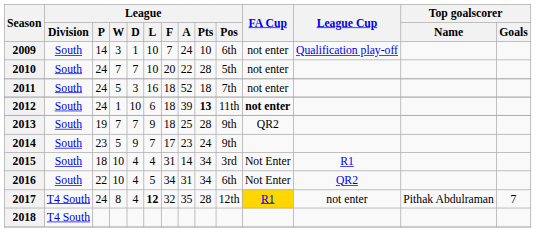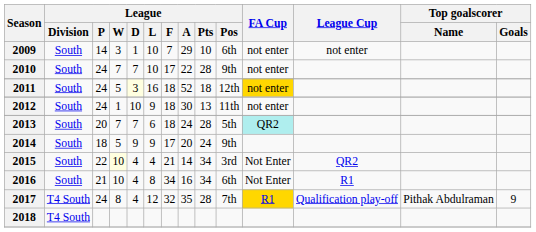(187, 50) 24 -> (187, 50) 29
(347, 50) Qualification play-off -> (347, 50) not enter
(169, 69) 20 -> (169, 69) 17
(229, 69) 5th -> (229, 69) 9th
(135, 87) no background -> (135, 87) lightyellow background
(229, 87) 7th -> (229, 87) 12th
(268, 87) no background -> (268, 87) gold background
(152, 106) 6 -> (152, 106) 9
(187, 106) 39 -> (187, 106) 30
(206, 106) bold -> (206, 106) normal
(268, 106) bold -> (268, 106) normal
(101, 124) 19 -> (101, 124) 20
(152, 124) 9 -> (152, 124) 6
(187, 124) 25 -> (187, 124) 24
(229, 124) 9th -> (229, 124) 5th
(268, 124) no background -> (268, 124) paleturquoise background
(101, 143) 23 -> (101, 143) 18
(152, 143) 7 -> (152, 143) 9
(187, 143) 23 -> (187, 143) 20
(101, 161) 18 -> (101, 161) 22
(118, 161) no background -> (118, 161) lightyellow background
(169, 161) 31 -> (169, 161) 21
(347, 161) R1 -> (347, 161) QR2
(101, 180) 22 -> (101, 180) 21
(152, 180) 5 -> (152, 180) 8
(187, 180) 31 -> (187, 180) 16
(347, 180) QR2 -> (347, 180) R1
(152, 198) bold -> (152, 198) normal
(229, 198) 12th -> (229, 198) 7th
(347, 198) not enter -> (347, 198) Qualification play-off
(514, 198) 7 -> (514, 198) 9
